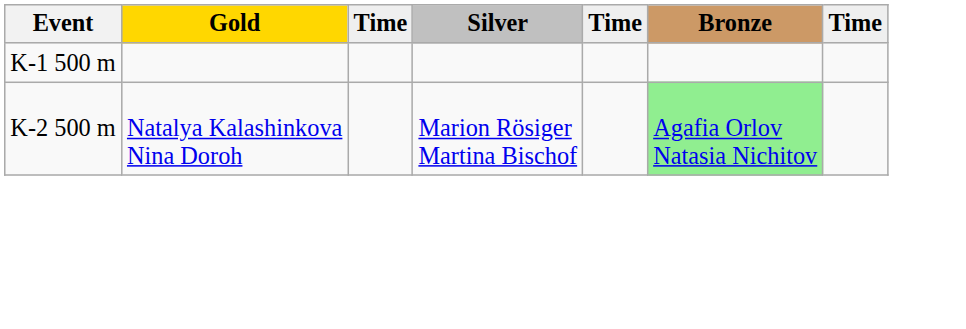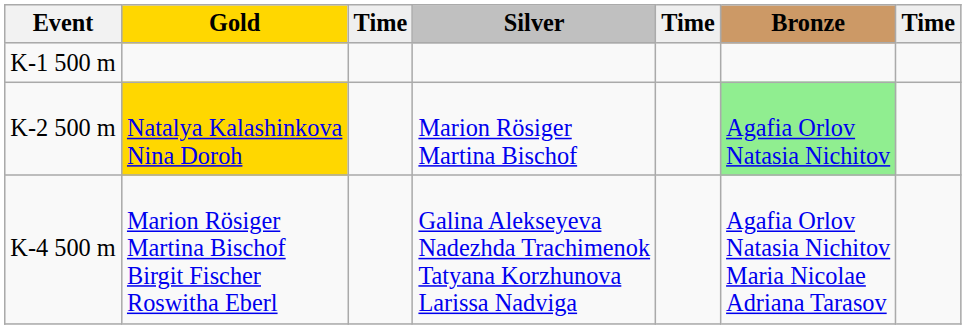(235, 141) no background -> (235, 141) gold background
+ row: (63, 248)
